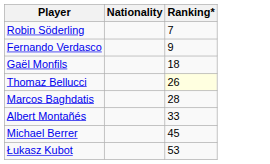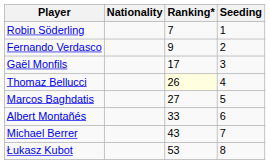+ column: (241, 13)
(174, 64) 18 -> (174, 64) 17
(174, 99) 28 -> (174, 99) 27
(174, 133) 45 -> (174, 133) 43
